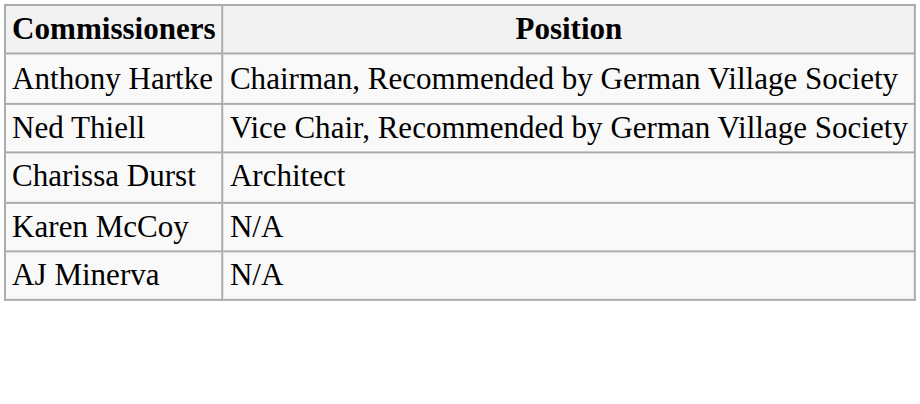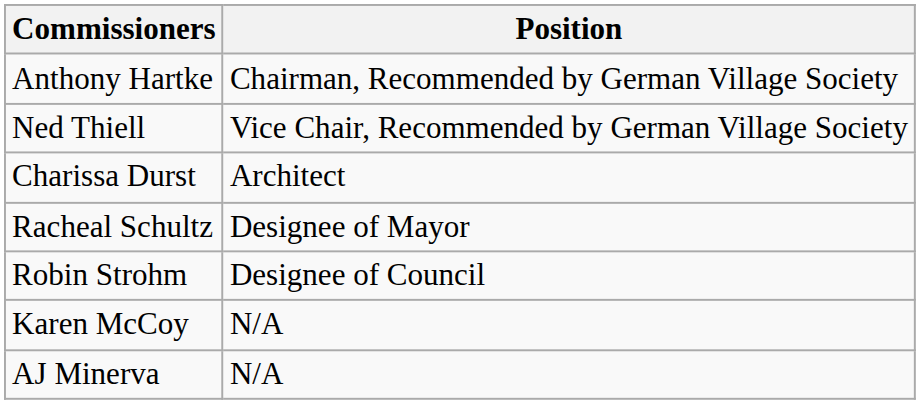+ row: (113, 226)
+ row: (100, 275)
